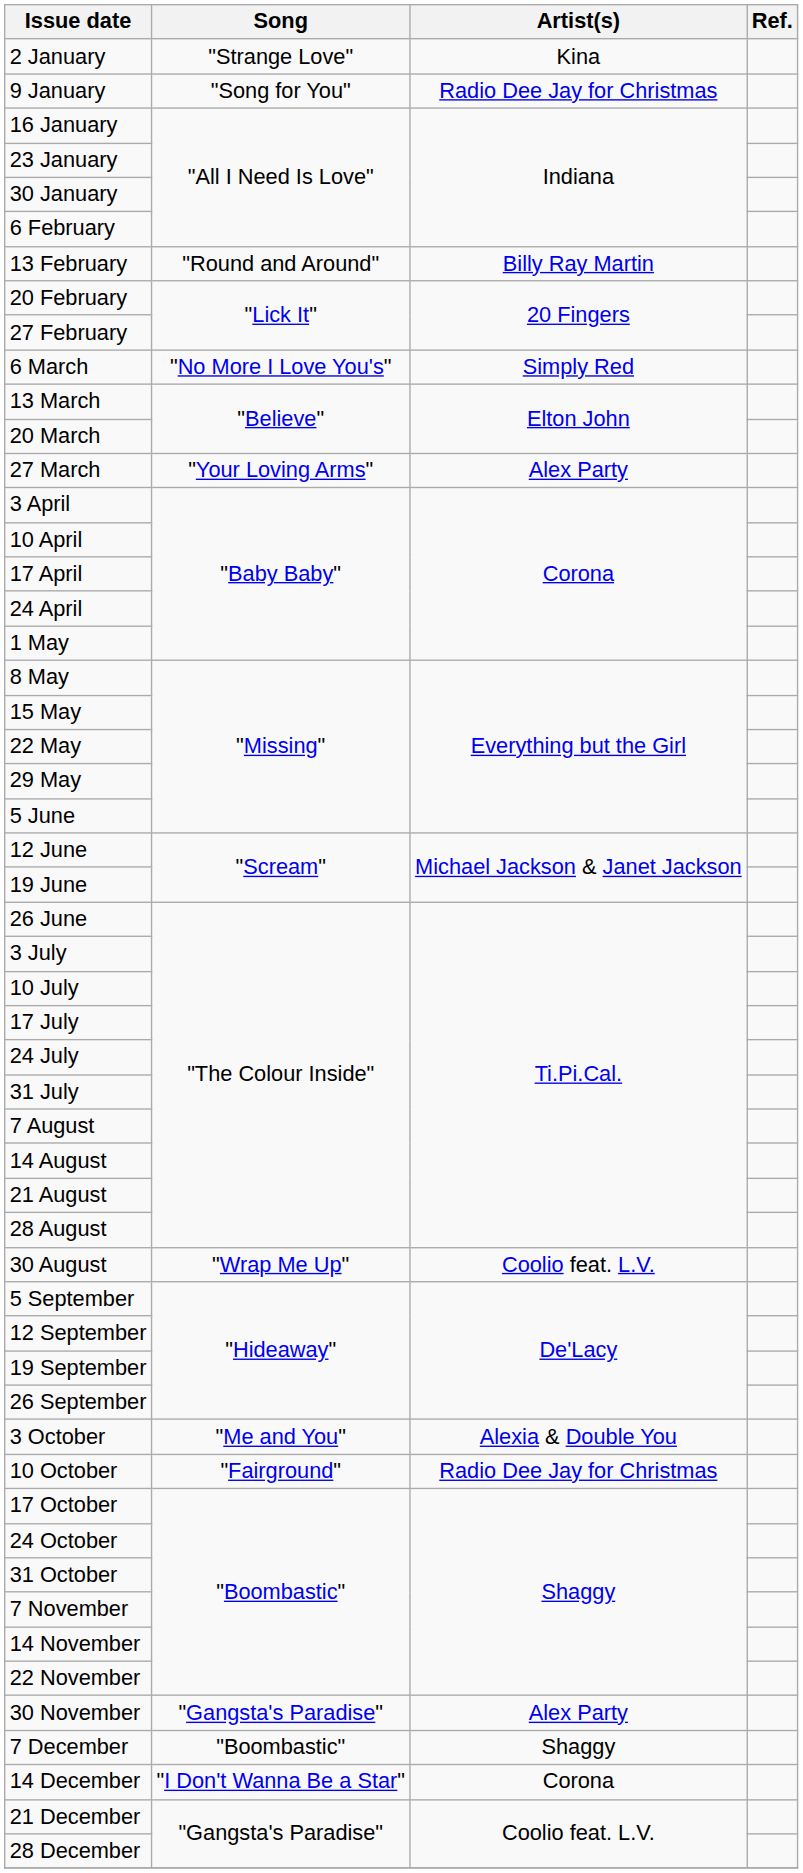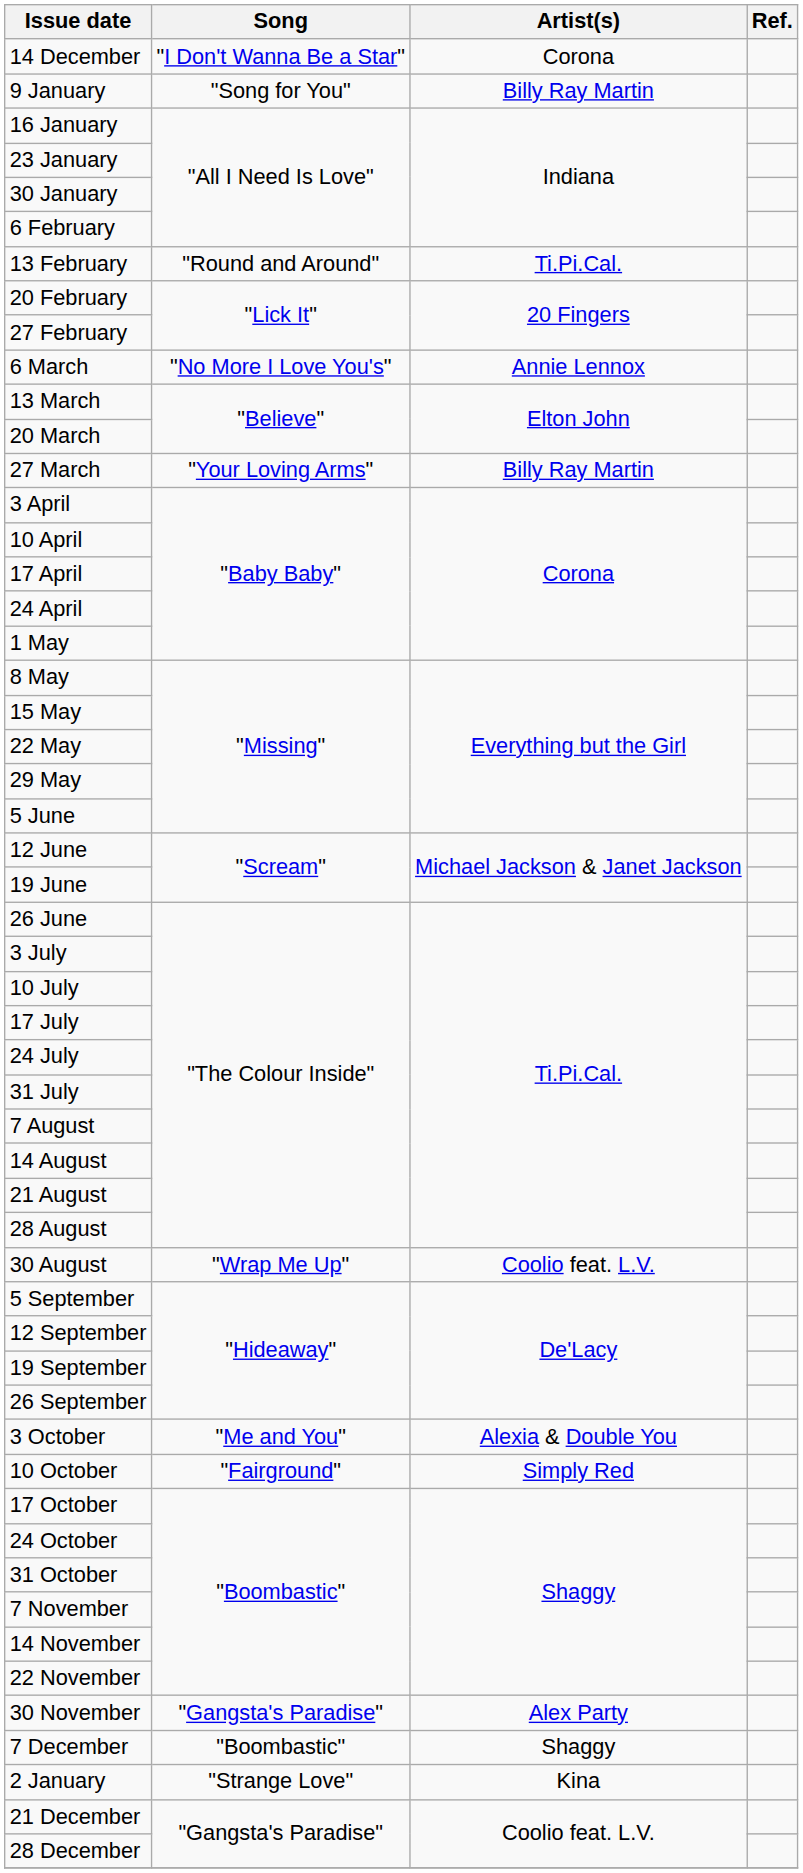rows swapped: (57, 56) <-> (75, 1781)
(578, 90) Radio Dee Jay for Christmas -> (578, 90) Billy Ray Martin
(578, 263) Billy Ray Martin -> (578, 263) Ti.Pi.Cal.
(578, 366) Simply Red -> (578, 366) Annie Lennox
(578, 470) Alex Party -> (578, 470) Billy Ray Martin
(578, 1471) Radio Dee Jay for Christmas -> (578, 1471) Simply Red
